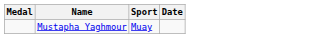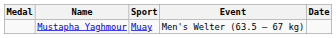+ column: (233, 11)
